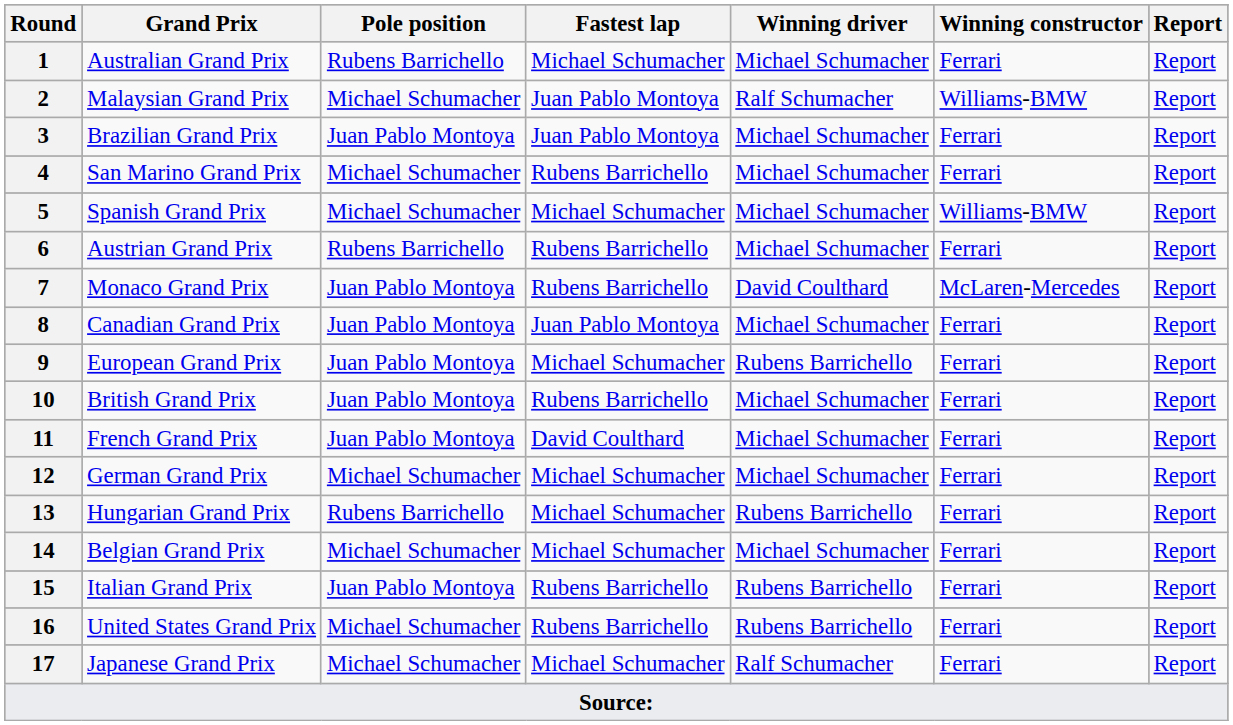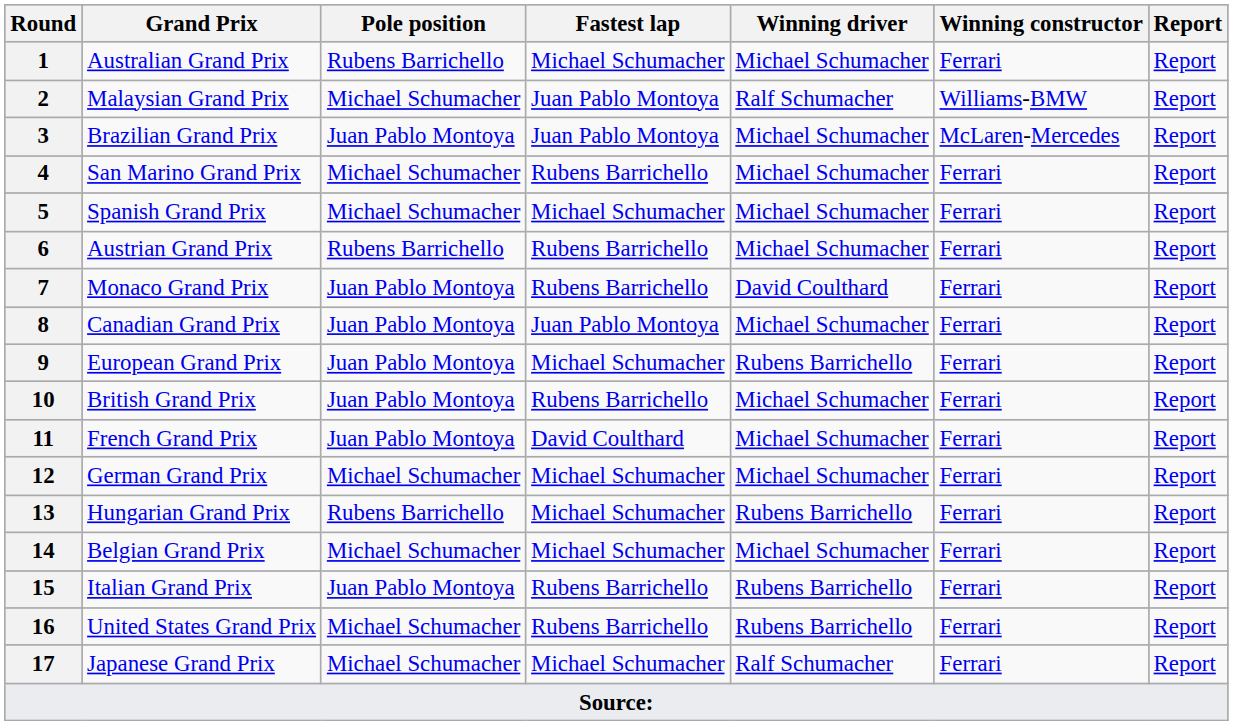(971, 136) Ferrari -> (1030, 136) McLaren-Mercedes
(1013, 211) Williams-BMW -> (971, 211) Ferrari
(1030, 286) McLaren-Mercedes -> (971, 286) Ferrari
